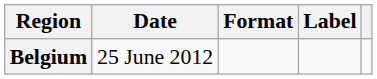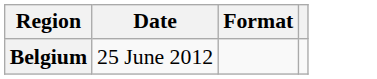- column: (330, 21)
